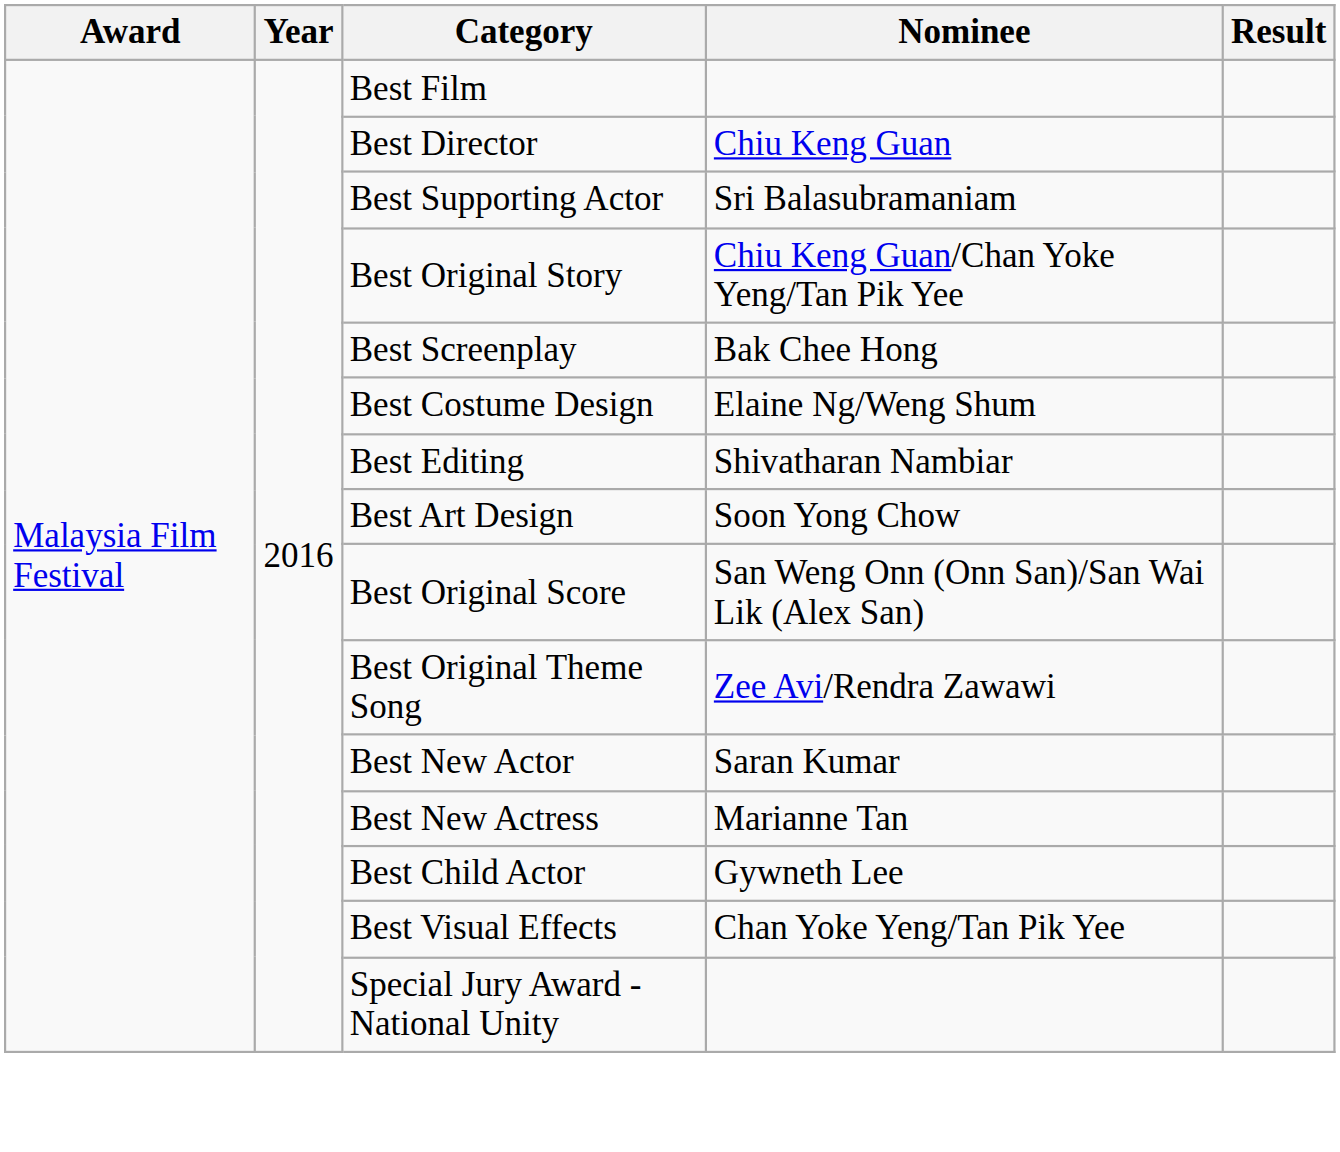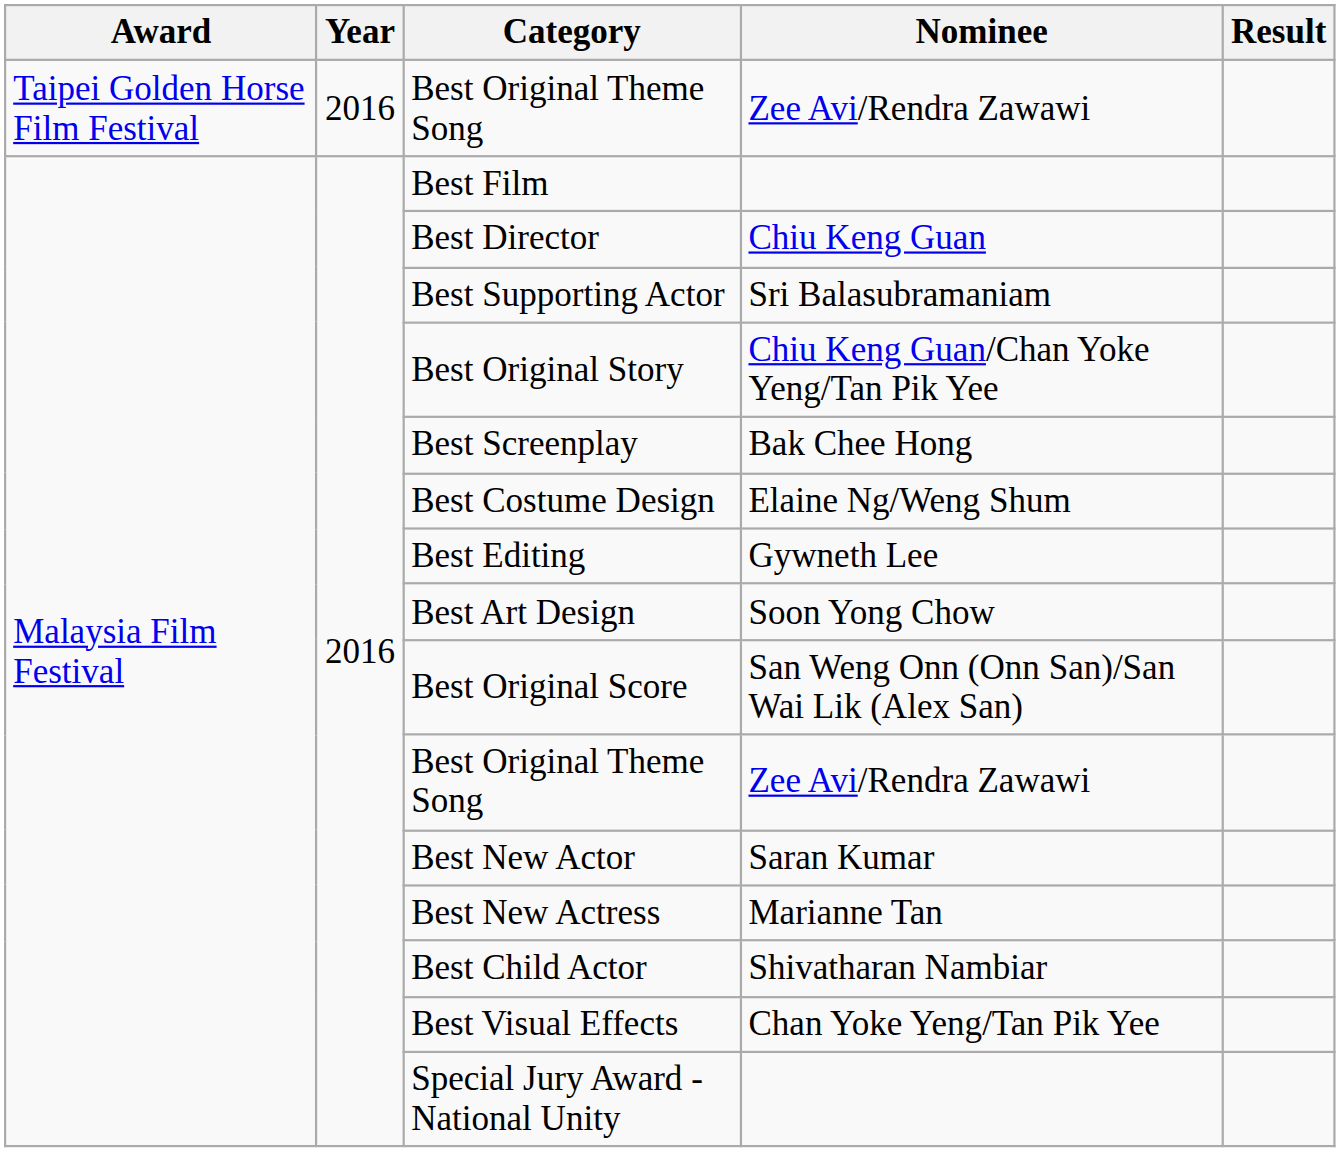+ row: (159, 107)
(863, 460) Shivatharan Nambiar -> (843, 555) Gywneth Lee
(809, 872) Gywneth Lee -> (898, 967) Shivatharan Nambiar
